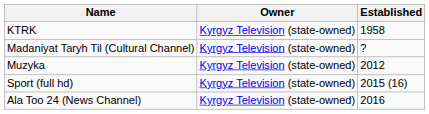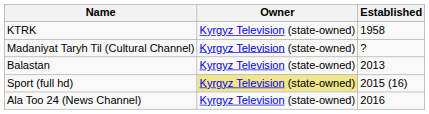- row: (26, 65)
+ row: (28, 65)
(277, 83) no background -> (277, 83) khaki background
